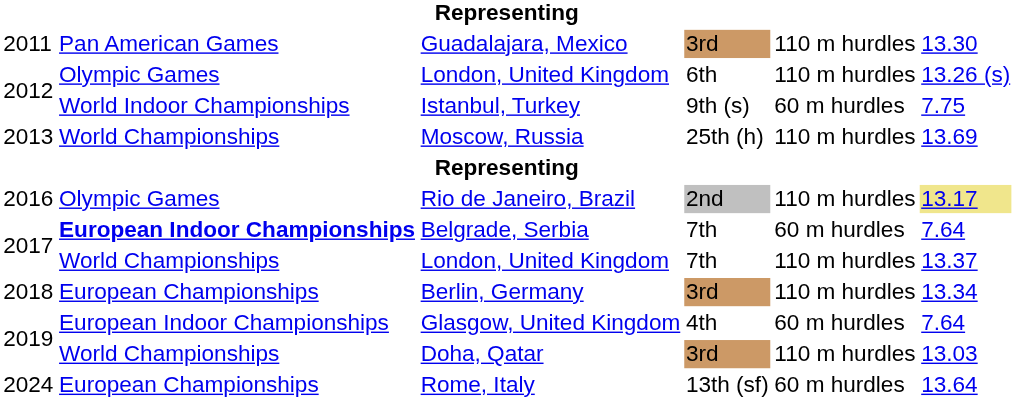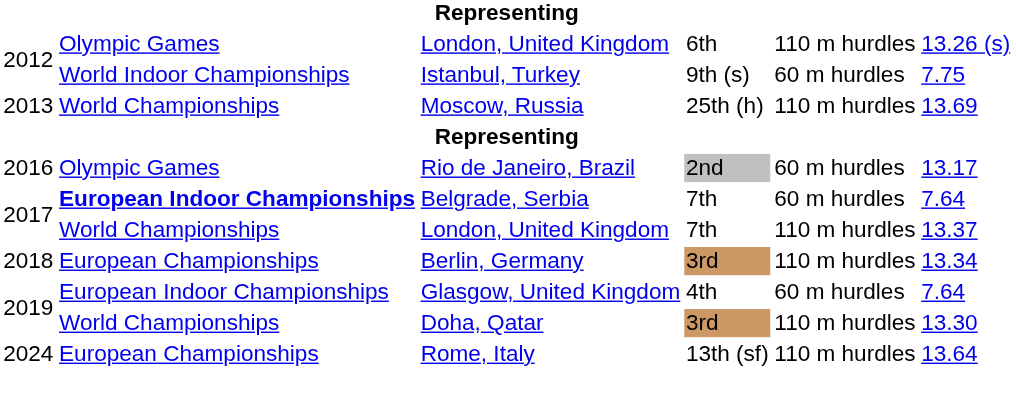- row: (27, 43)
(845, 198) 110 m hurdles -> (839, 167) 60 m hurdles
(949, 198) khaki background -> (949, 167) no background
(949, 353) 13.03 -> (949, 322) 13.30
(839, 384) 60 m hurdles -> (845, 353) 110 m hurdles
